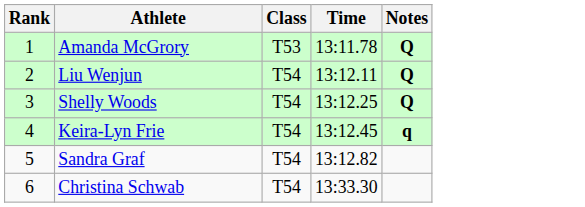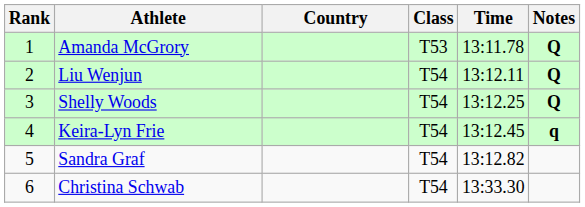+ column: (336, 18)
